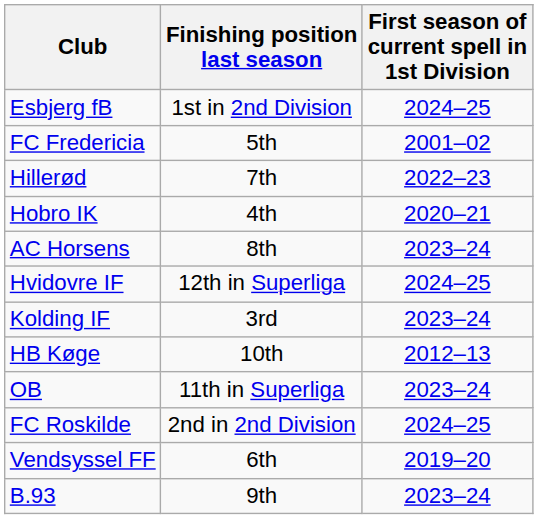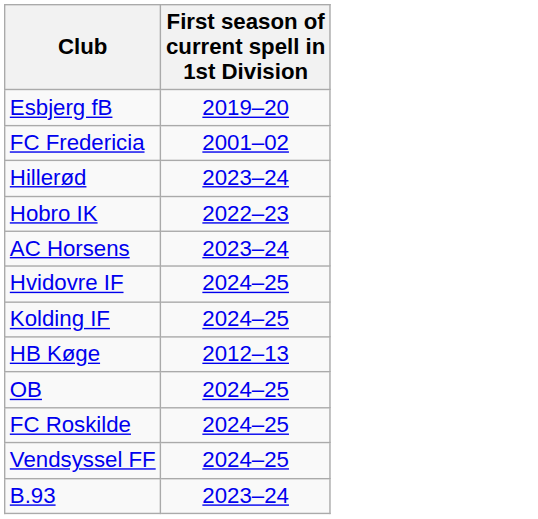- column: (262, 47)
(447, 107) 2024–25 -> (246, 107) 2019–20
(447, 177) 2022–23 -> (246, 177) 2023–24
(447, 213) 2020–21 -> (246, 213) 2022–23
(447, 319) 2023–24 -> (246, 319) 2024–25
(447, 389) 2023–24 -> (246, 389) 2024–25
(447, 460) 2019–20 -> (246, 460) 2024–25
